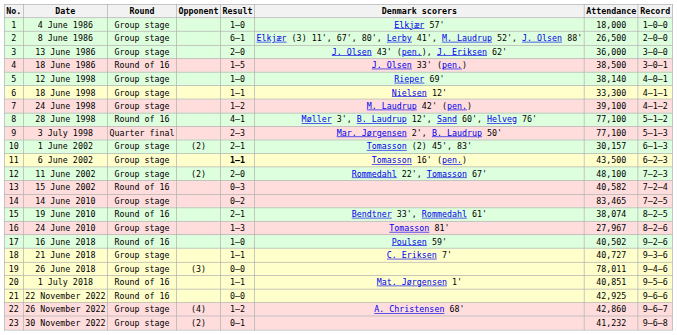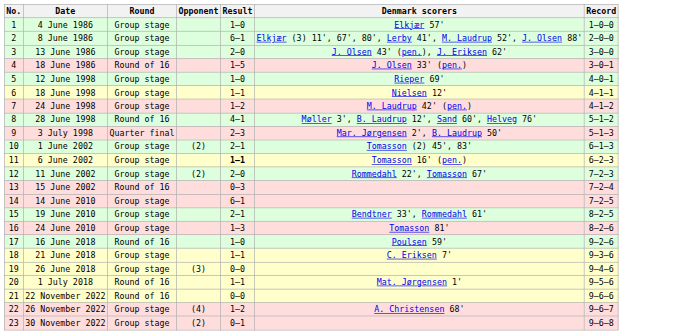- column: (611, 11)
(238, 201) 0–2 -> (238, 201) 6–1
(142, 214) Round of 16 -> (142, 214) Group stage
